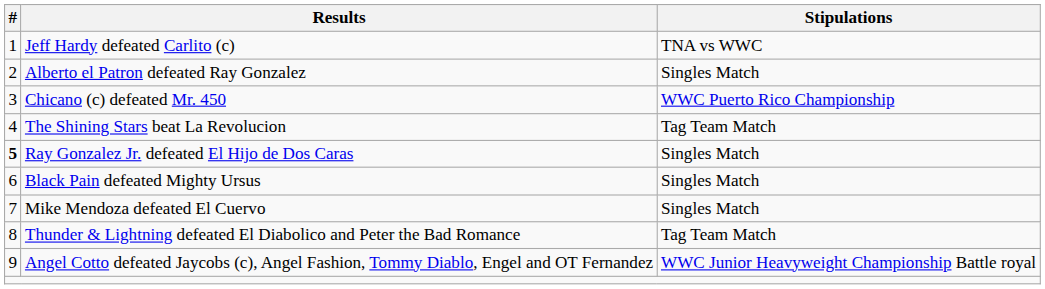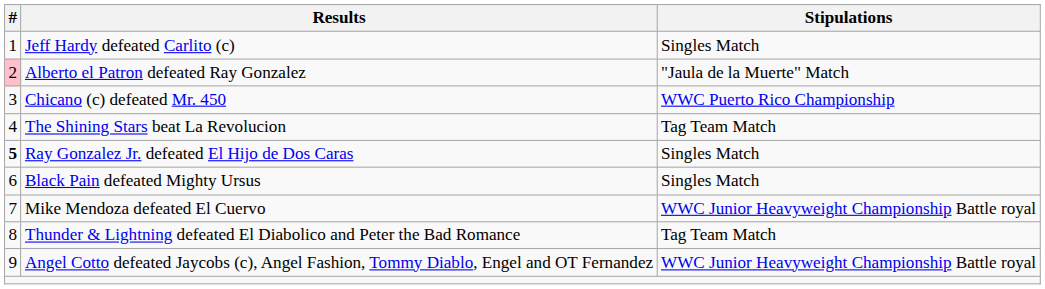(712, 45) TNA vs WWC -> (710, 45) Singles Match
(13, 72) no background -> (13, 72) pink background
(710, 72) Singles Match -> (755, 72) "Jaula de la Muerte" Match
(710, 208) Singles Match -> (849, 208) WWC Junior Heavyweight Championship Battle royal
